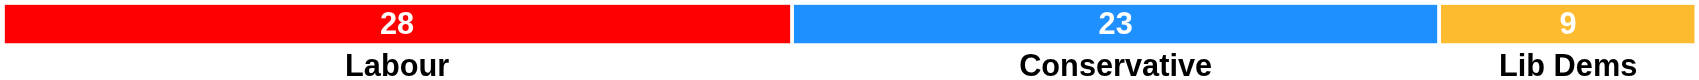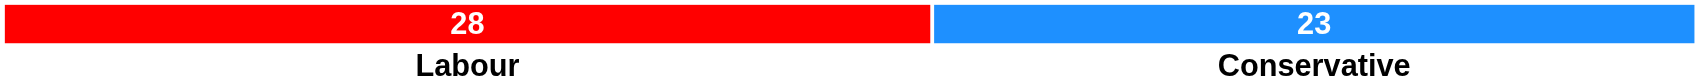- column: (1568, 23)
